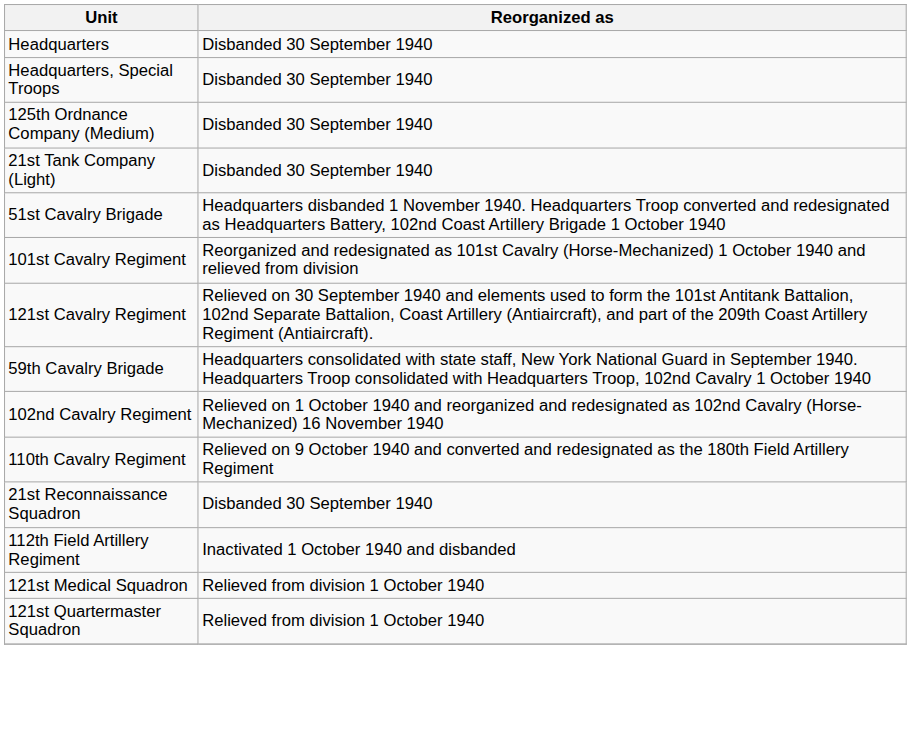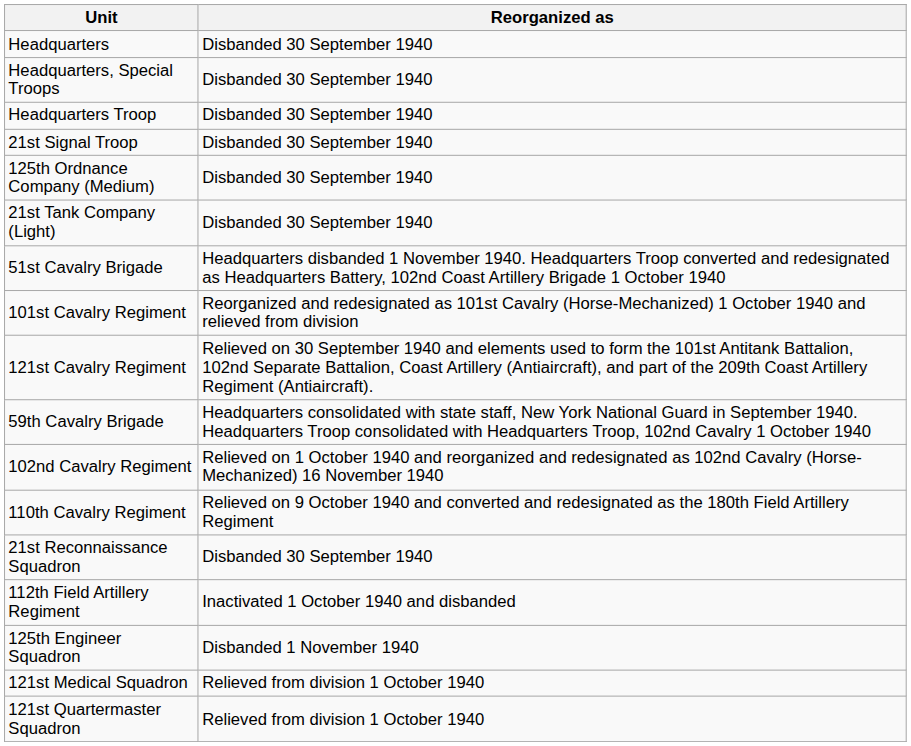+ row: (82, 115)
+ row: (73, 141)
+ row: (65, 647)
